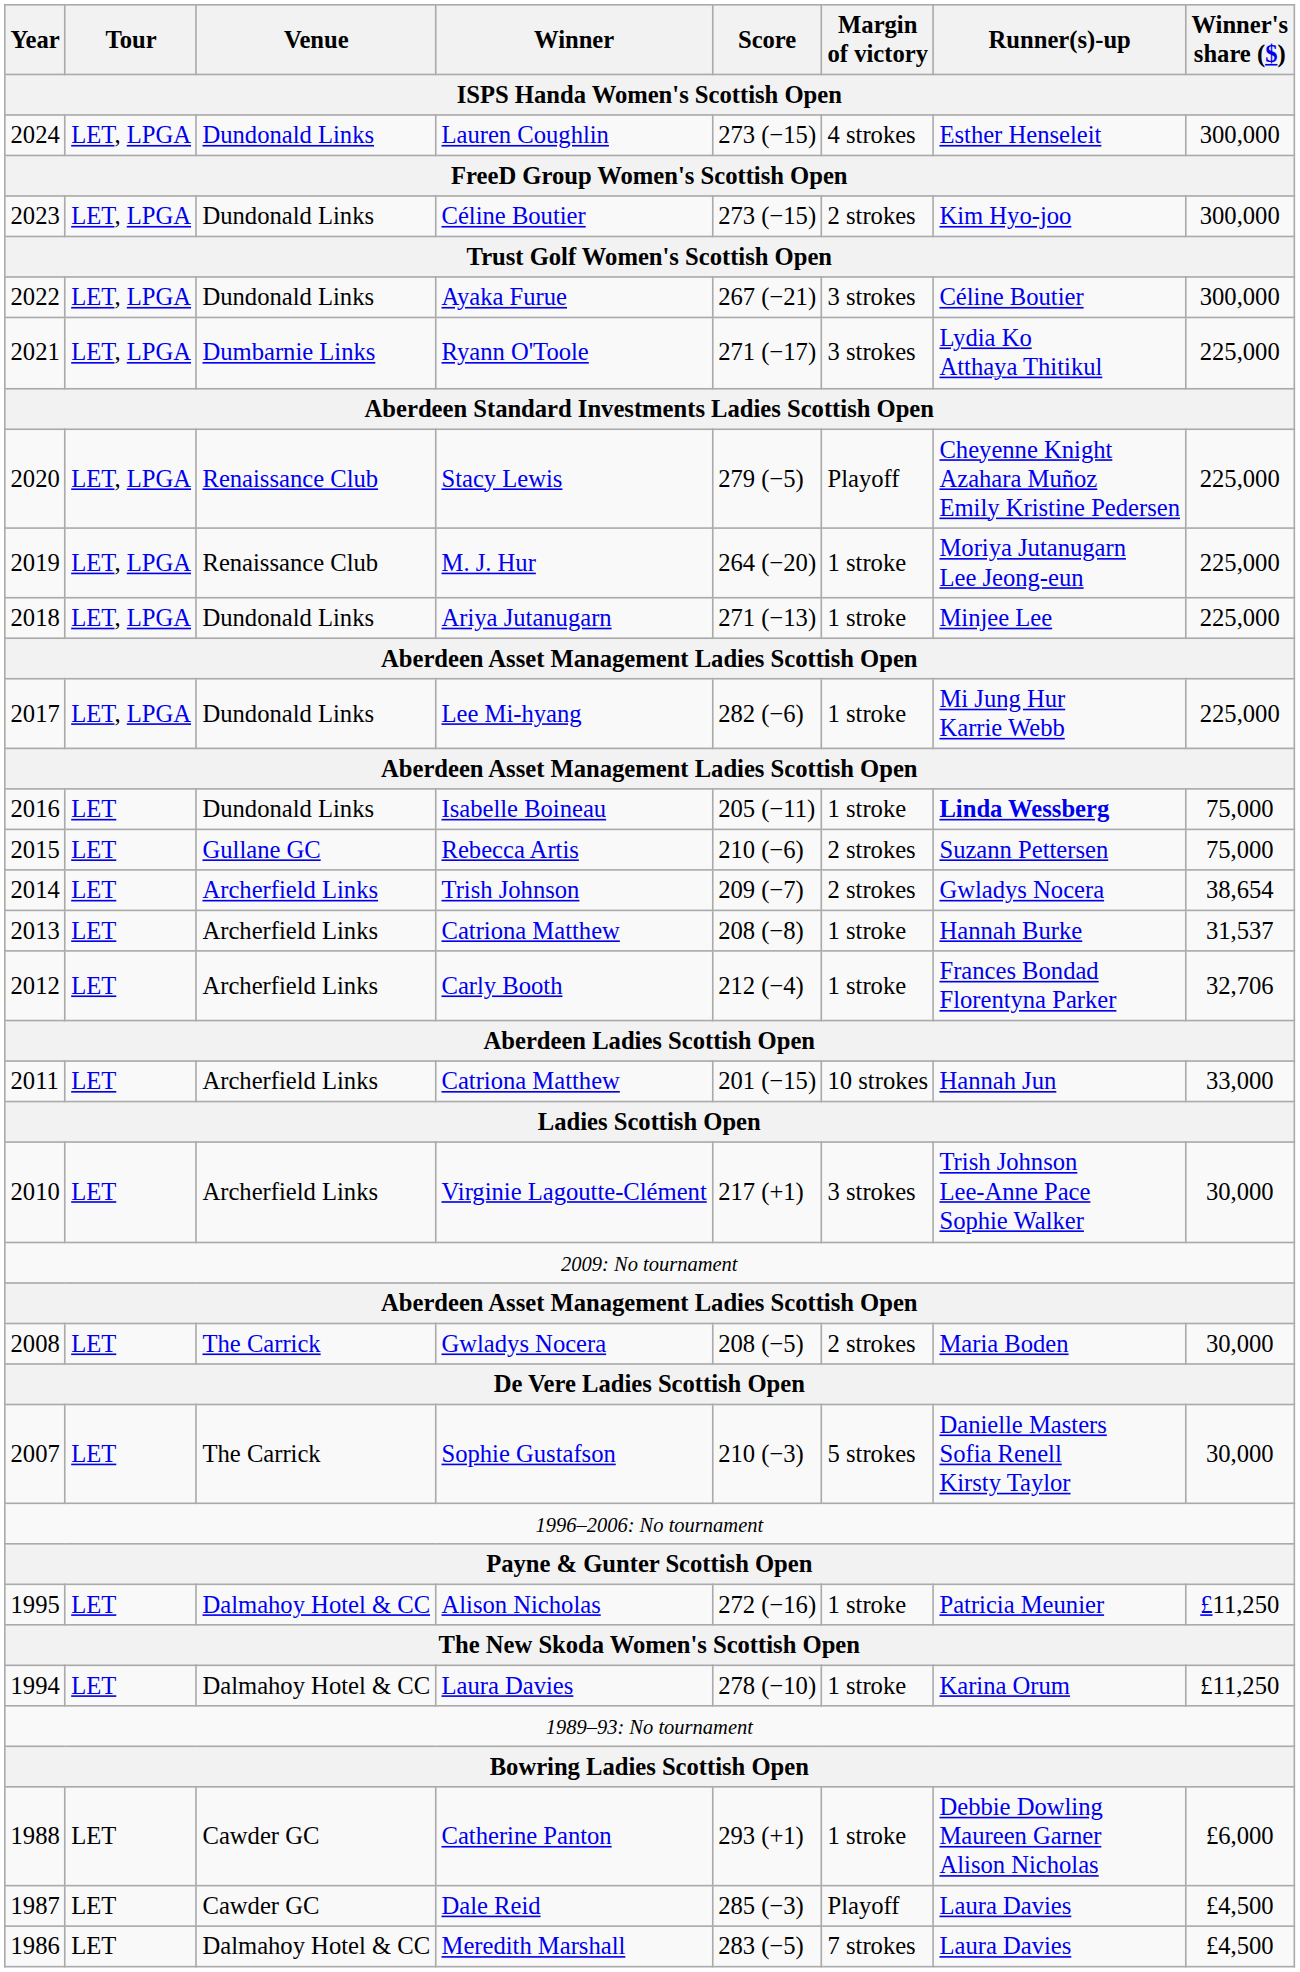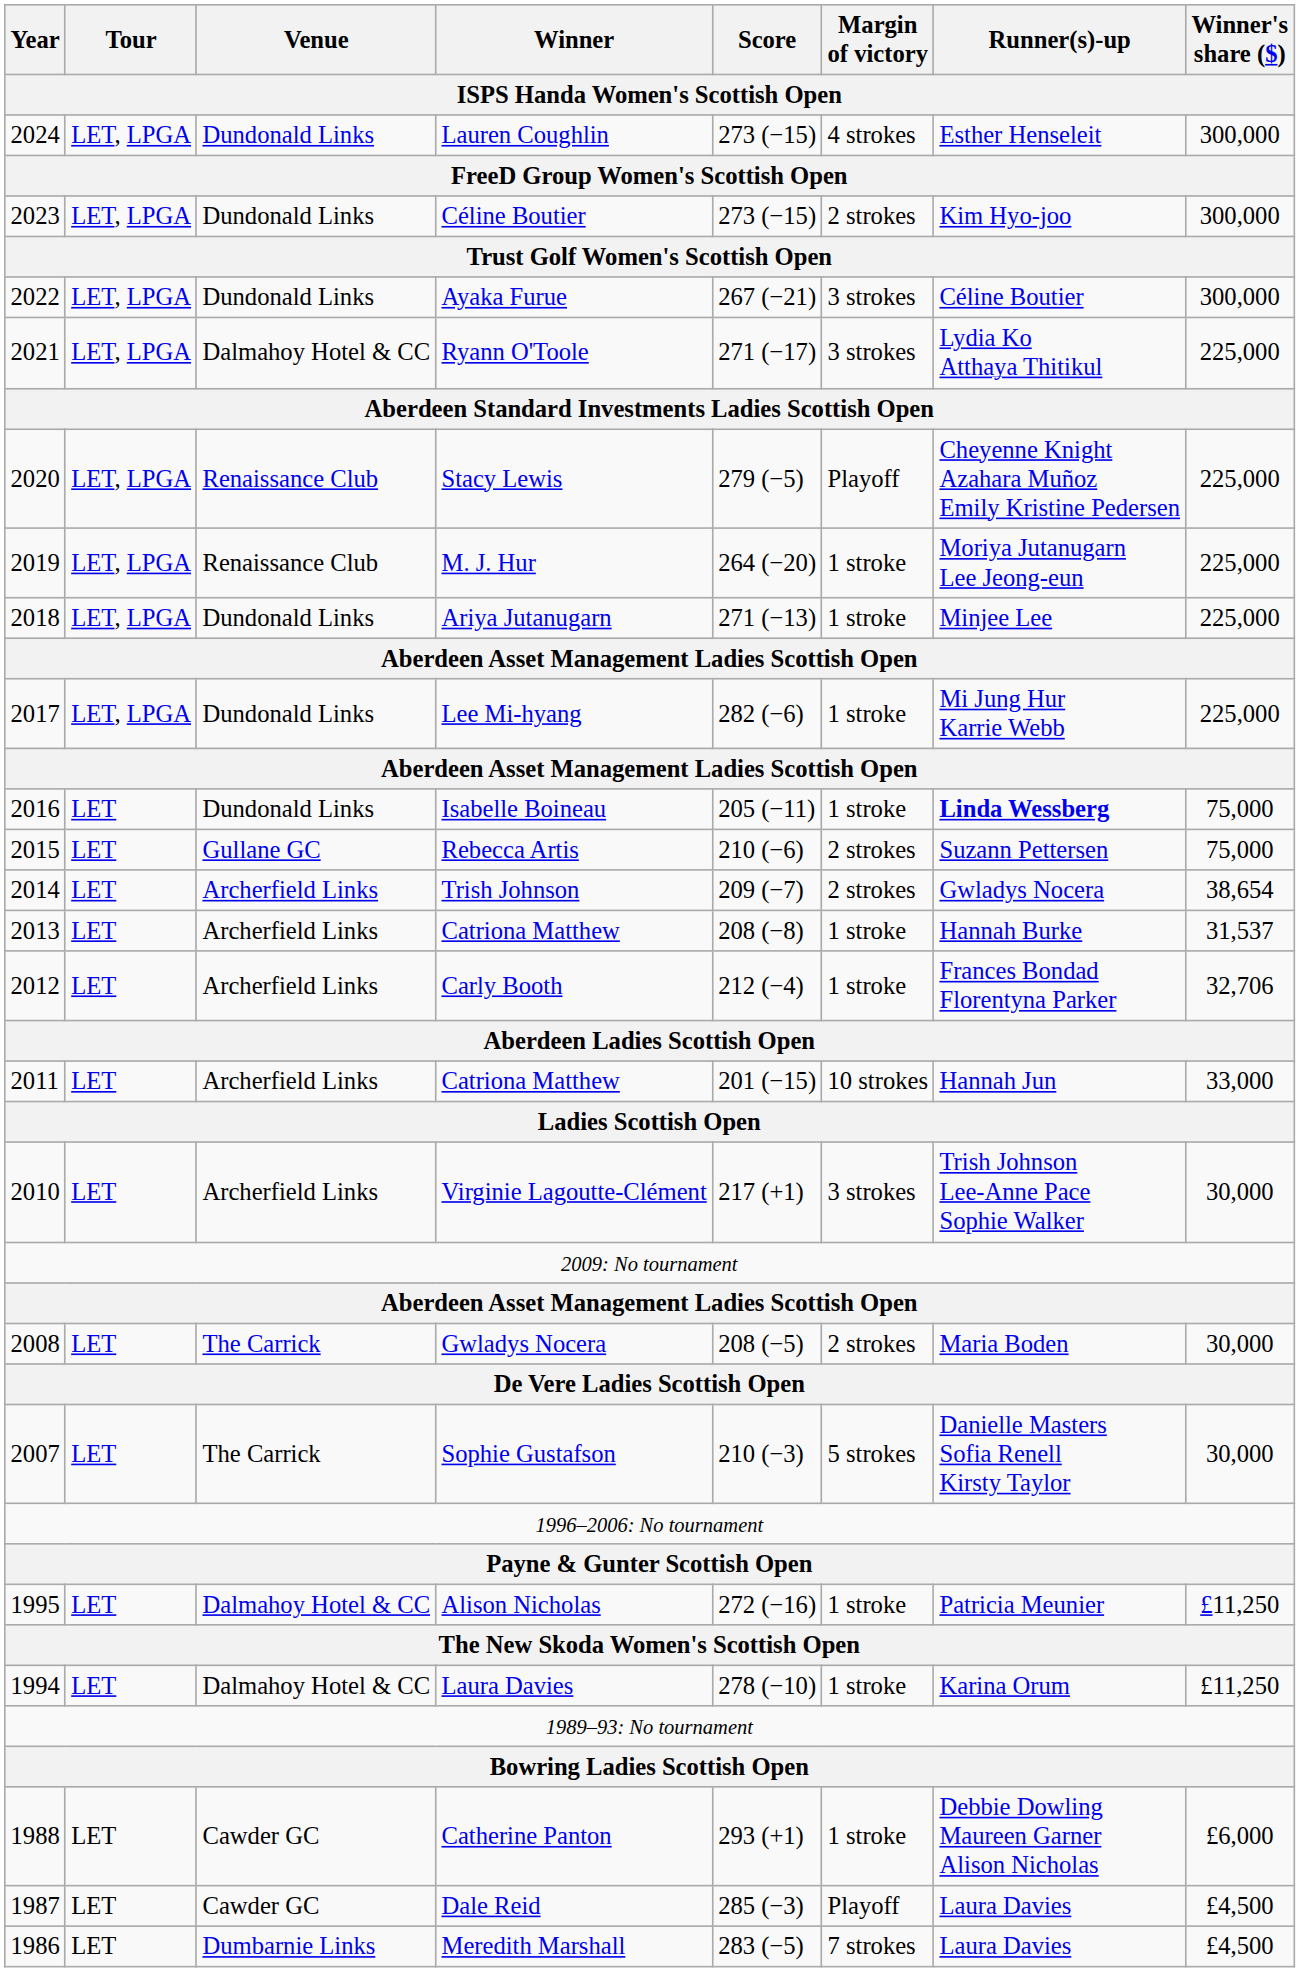(289, 352) Dumbarnie Links -> (316, 352) Dalmahoy Hotel & CC
(316, 1946) Dalmahoy Hotel & CC -> (289, 1946) Dumbarnie Links
